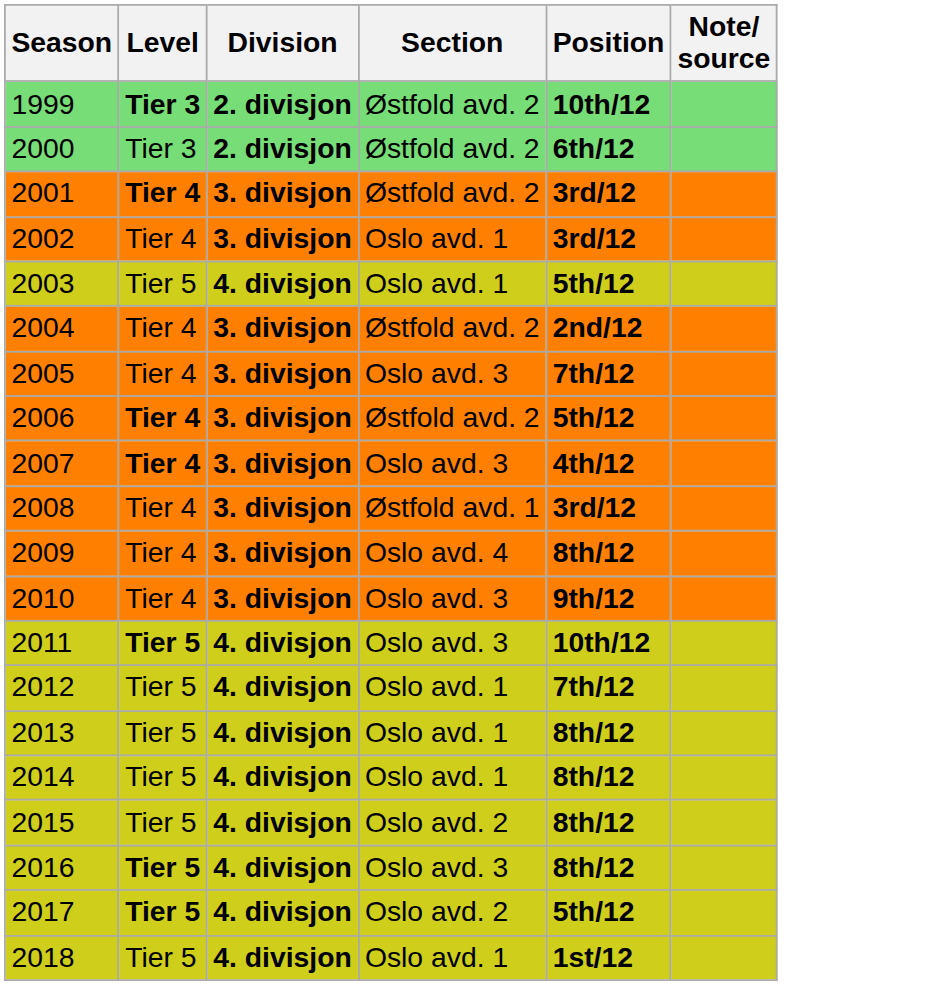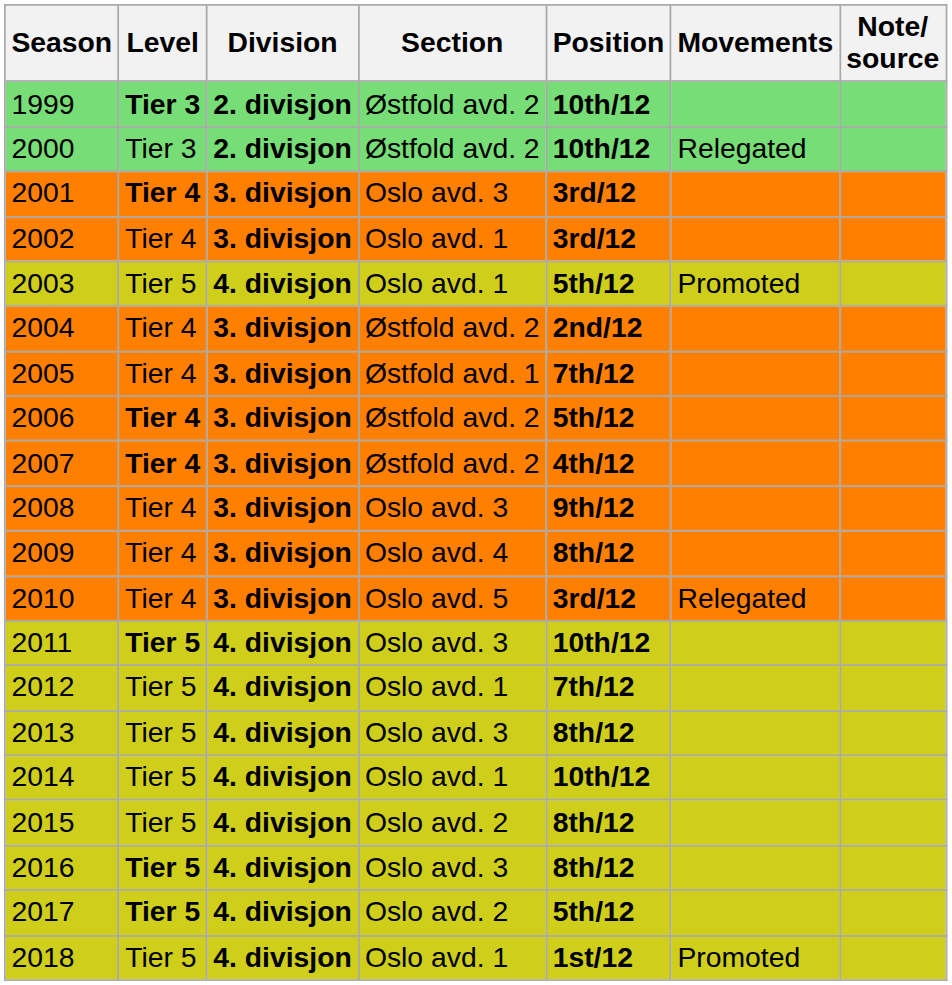+ column: (755, 42)
(594, 148) 6th/12 -> (601, 148) 10th/12
(452, 193) Østfold avd. 2 -> (437, 193) Oslo avd. 3
(437, 373) Oslo avd. 3 -> (452, 373) Østfold avd. 1
(437, 463) Oslo avd. 3 -> (452, 463) Østfold avd. 2
(452, 507) Østfold avd. 1 -> (437, 507) Oslo avd. 3
(594, 507) 3rd/12 -> (594, 507) 9th/12
(437, 597) Oslo avd. 3 -> (437, 597) Oslo avd. 5
(594, 597) 9th/12 -> (594, 597) 3rd/12
(437, 732) Oslo avd. 1 -> (437, 732) Oslo avd. 3
(594, 777) 8th/12 -> (601, 777) 10th/12
